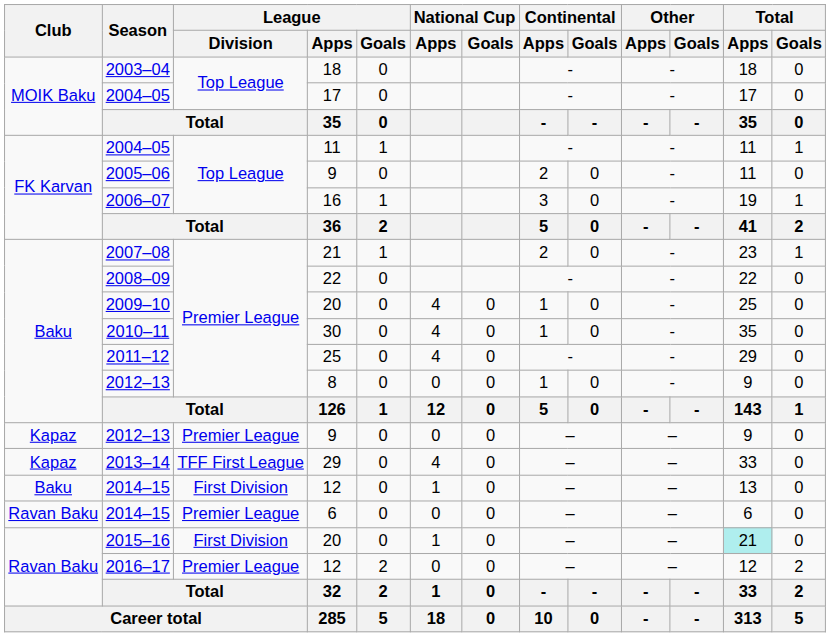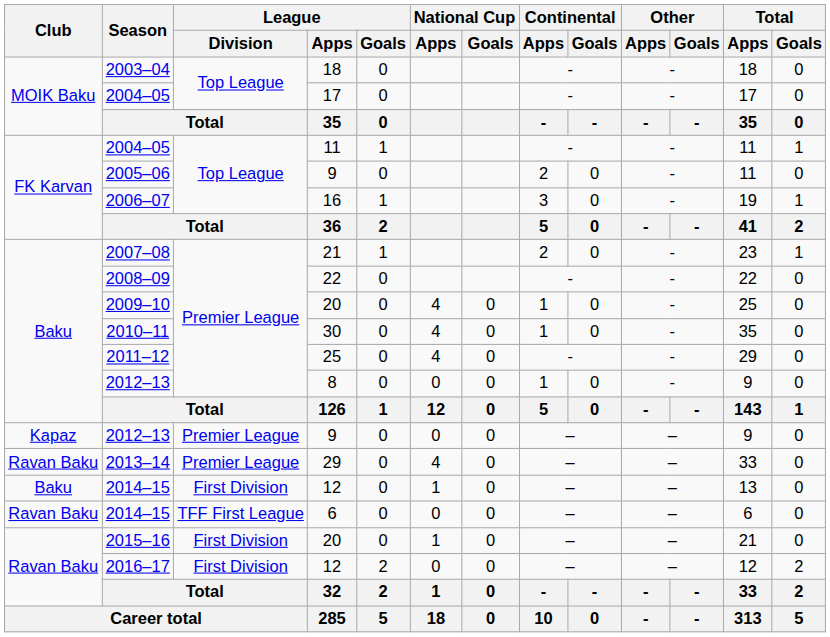(53, 461) Kapaz -> (53, 461) Ravan Baku
(241, 461) TFF First League -> (241, 461) Premier League
(241, 514) Premier League -> (241, 514) TFF First League
(748, 540) paleturquoise background -> (748, 540) no background
(241, 566) Premier League -> (241, 566) First Division
